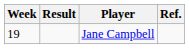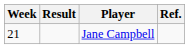(13, 33) 19 -> (13, 33) 21
